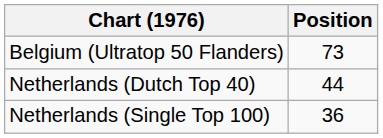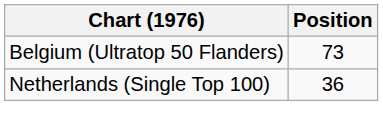- row: (132, 84)
